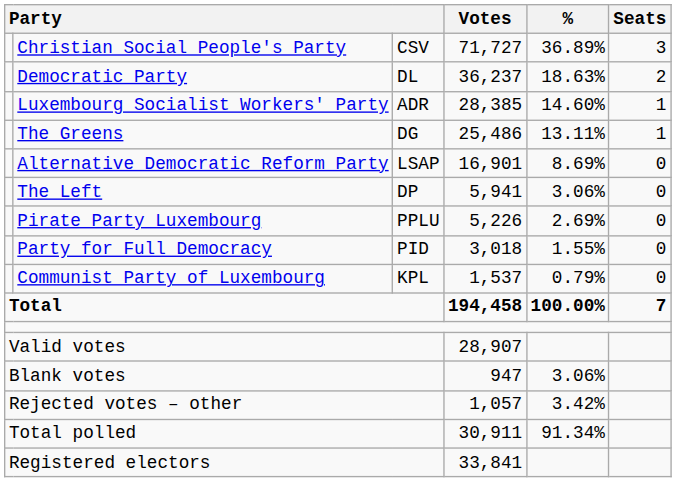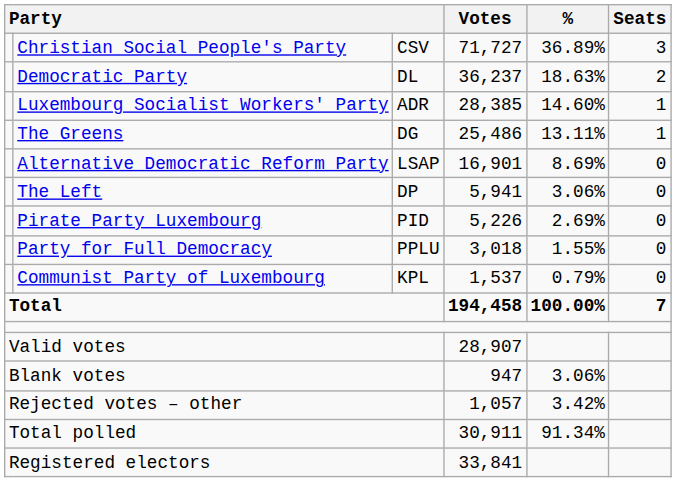(418, 221) PPLU -> (413, 221) PID
(413, 250) PID -> (418, 250) PPLU
